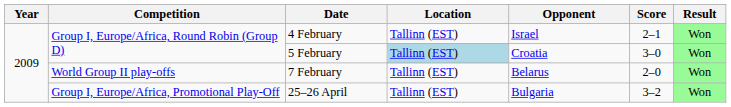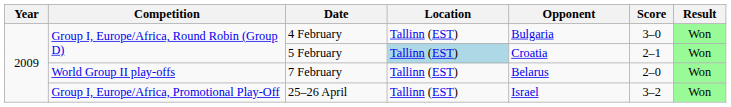(525, 33) Israel -> (532, 33) Bulgaria
(652, 33) 2–1 -> (652, 33) 3–0
(652, 53) 3–0 -> (652, 53) 2–1
(532, 92) Bulgaria -> (525, 92) Israel
